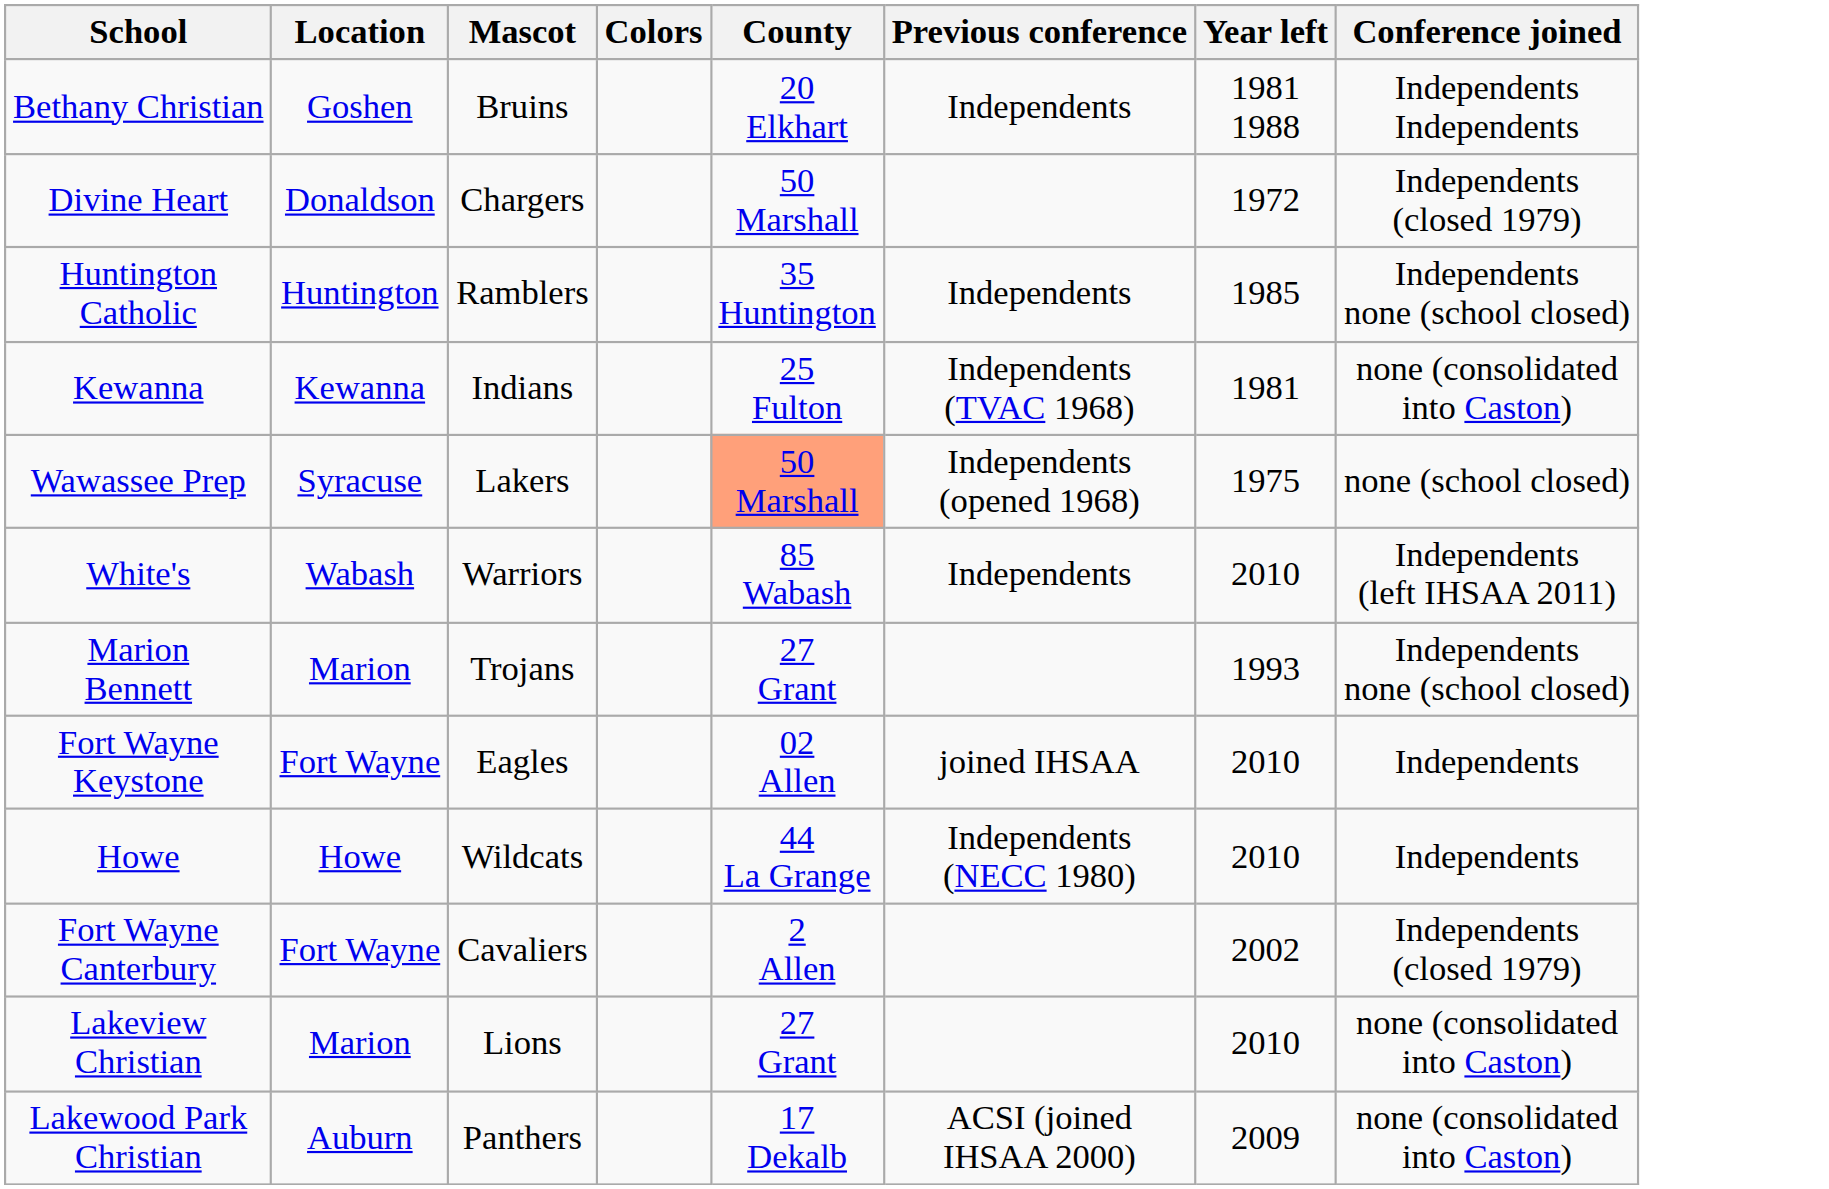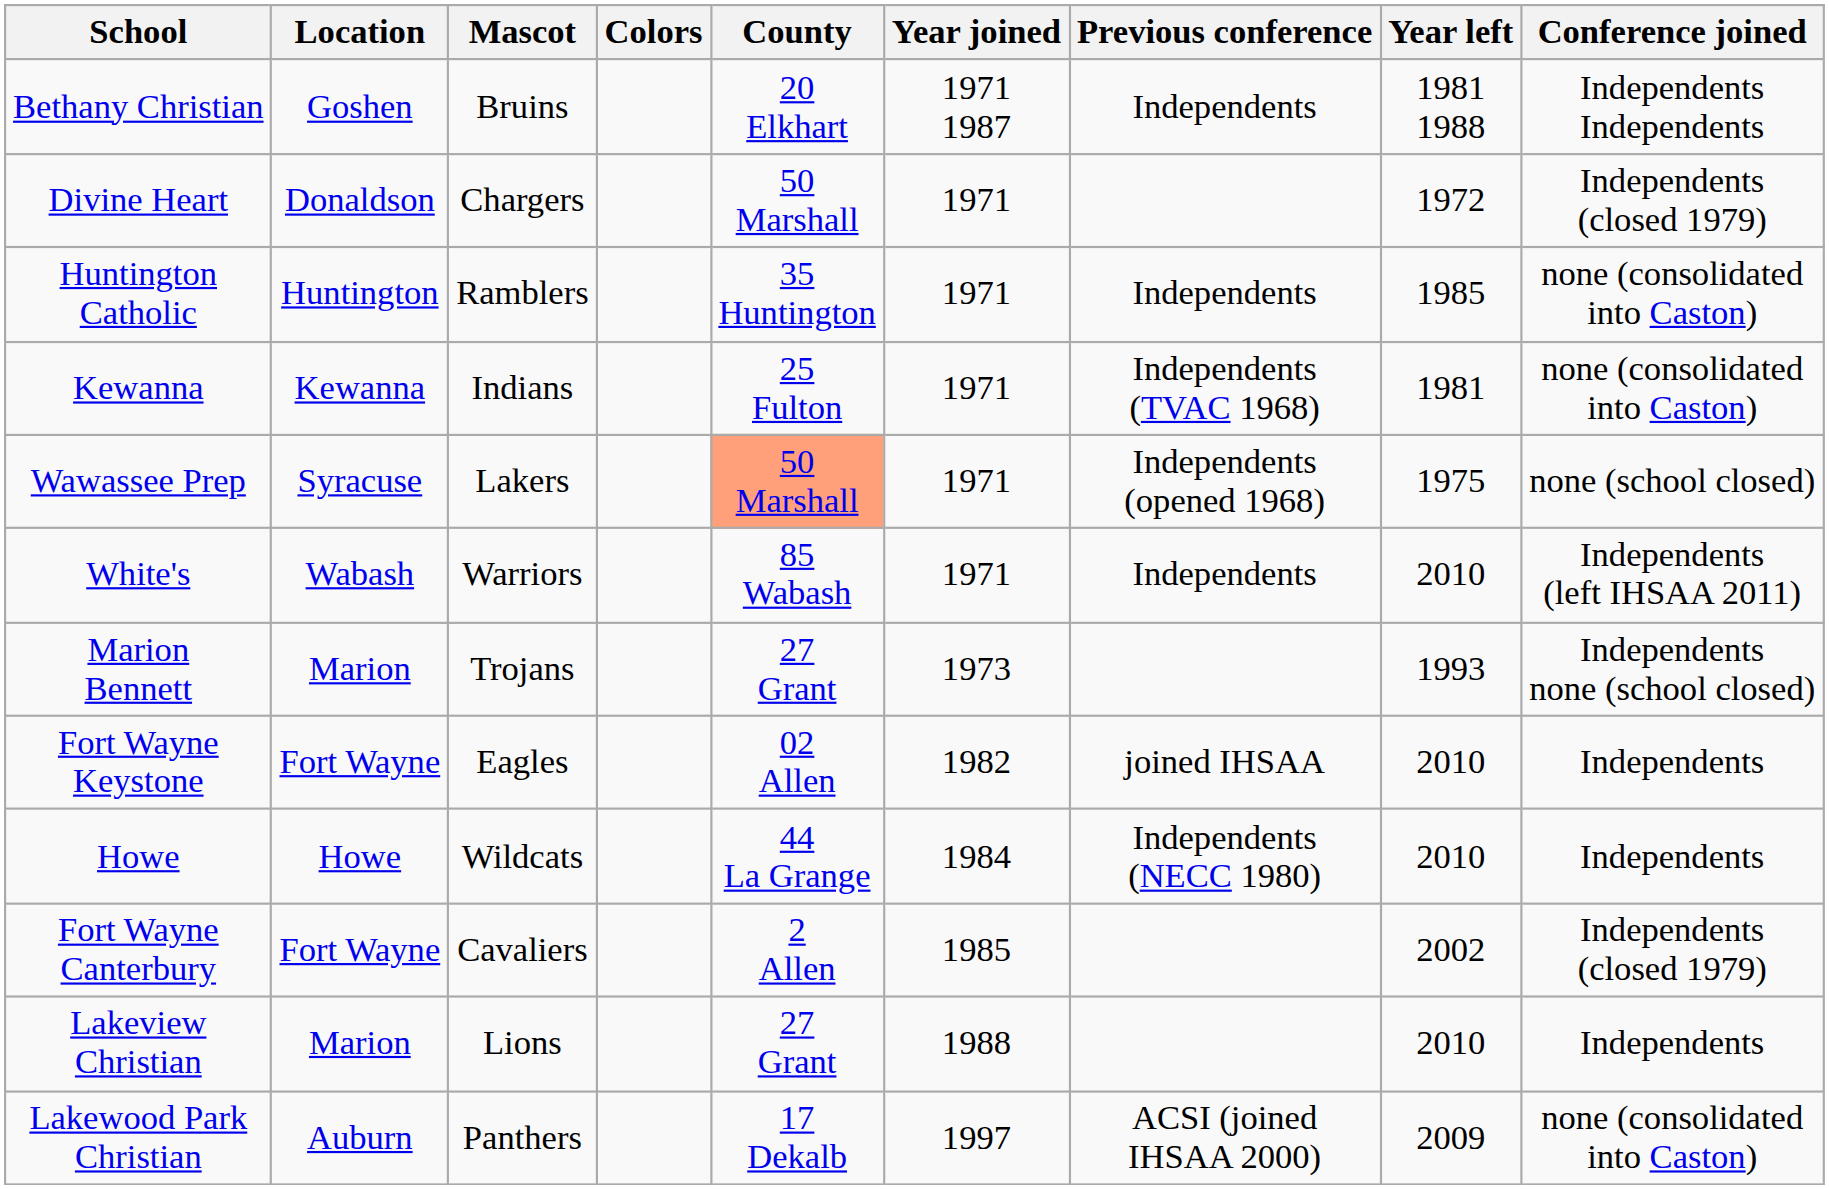+ column: (976, 31)
(1487, 293) Independents none (school closed) -> (1672, 293) none (consolidated into Caston)
(1487, 1043) none (consolidated into Caston) -> (1672, 1043) Independents
